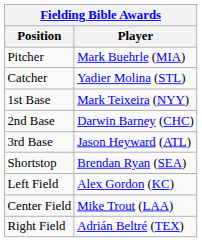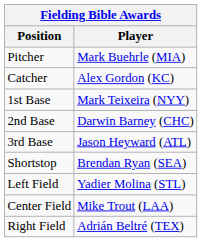(131, 78) Yadier Molina (STL) -> (126, 78) Alex Gordon (KC)
(126, 184) Alex Gordon (KC) -> (131, 184) Yadier Molina (STL)
